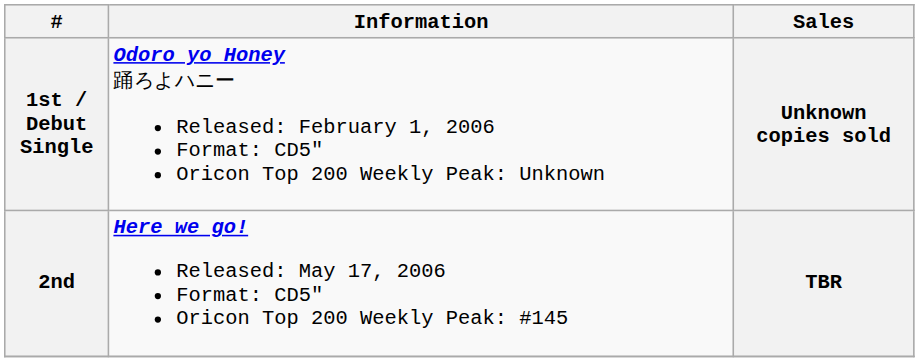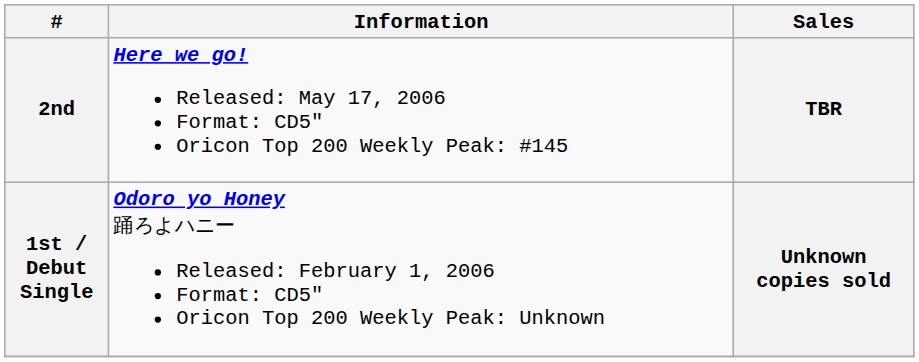rows swapped: (57, 125) <-> (57, 283)
